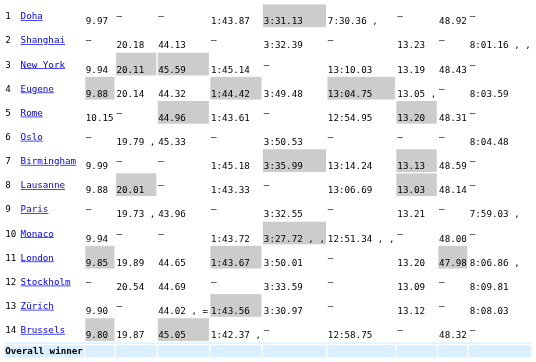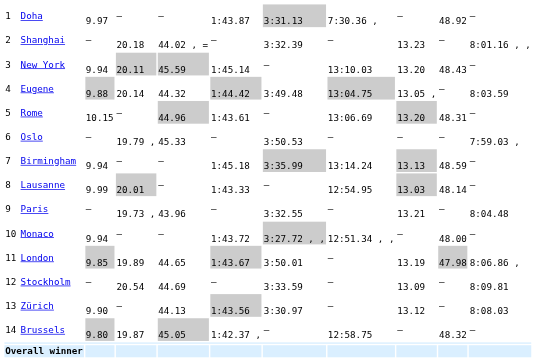(172, 45) 44.13 -> (183, 45) 44.02 , =
(411, 69) 13.19 -> (411, 69) 13.20
(350, 118) 12:54.95 -> (350, 118) 13:06.69
(489, 142) 8:04.48 -> (495, 142) 7:59.03 ,
(97, 166) 9.99 -> (97, 166) 9.94
(97, 190) 9.88 -> (97, 190) 9.99
(350, 190) 13:06.69 -> (350, 190) 12:54.95
(495, 214) 7:59.03 , -> (489, 214) 8:04.48
(411, 263) 13.20 -> (411, 263) 13.19
(183, 311) 44.02 , = -> (172, 311) 44.13
